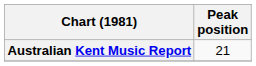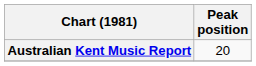(223, 50) 21 -> (223, 50) 20
